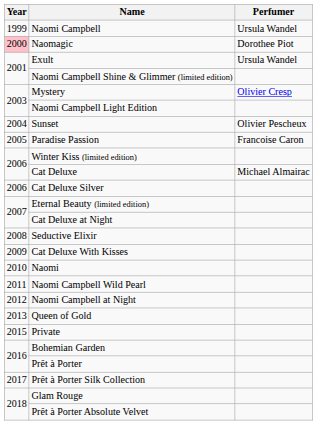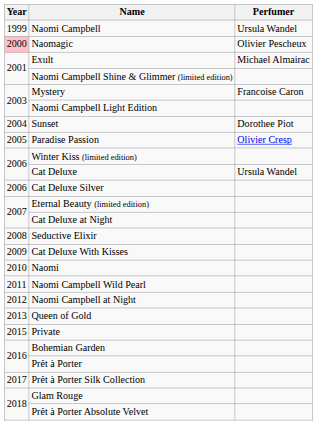(265, 44) Dorothee Piot -> (272, 44) Olivier Pescheux
(267, 60) Ursula Wandel -> (274, 60) Michael Almairac
(265, 92) Olivier Cresp -> (270, 92) Francoise Caron
(272, 124) Olivier Pescheux -> (265, 124) Dorothee Piot
(270, 140) Francoise Caron -> (265, 140) Olivier Cresp
(274, 172) Michael Almairac -> (267, 172) Ursula Wandel
